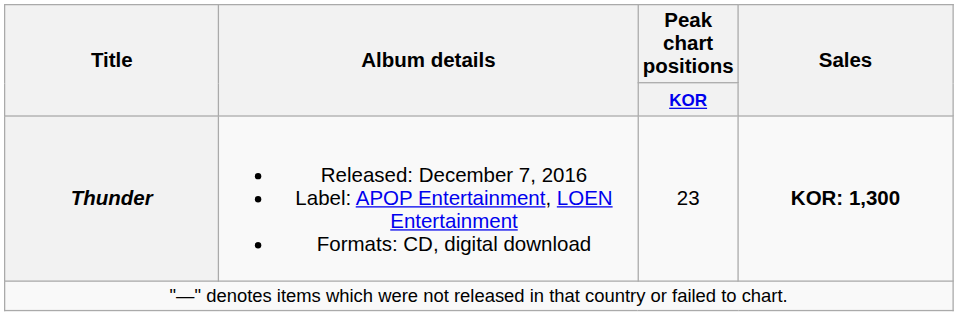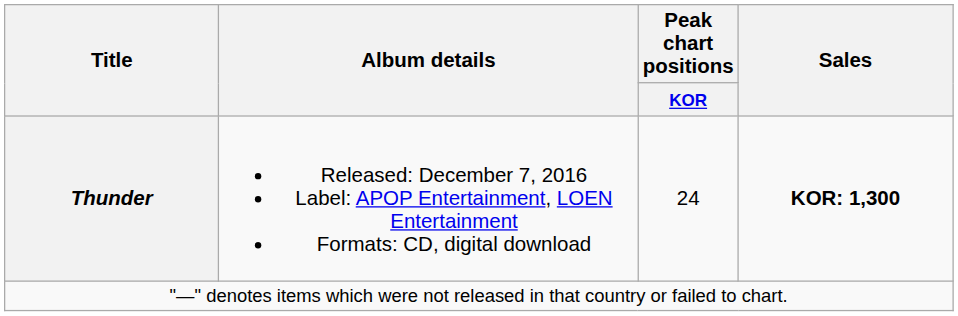(688, 198) 23 -> (688, 198) 24
